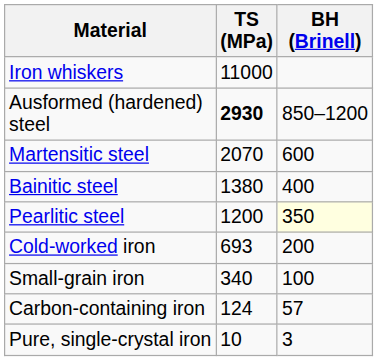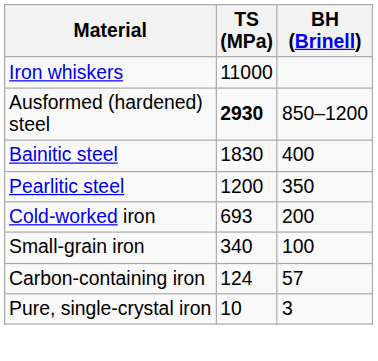- row: (79, 155)
(242, 186) 1380 -> (242, 155) 1830
(298, 216) lightyellow background -> (298, 186) no background
